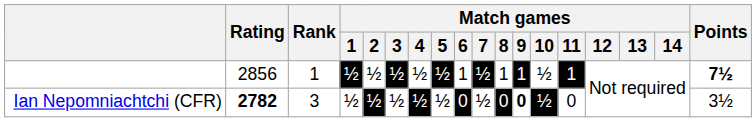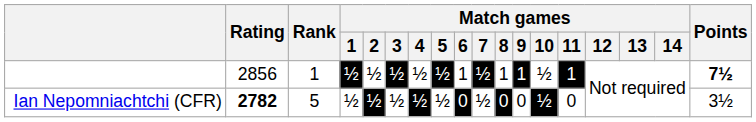(314, 102) 3 -> (314, 102) 5
(521, 102) bold -> (521, 102) normal
